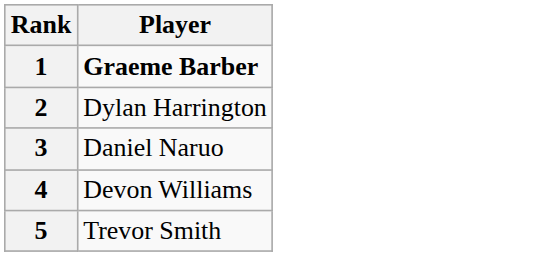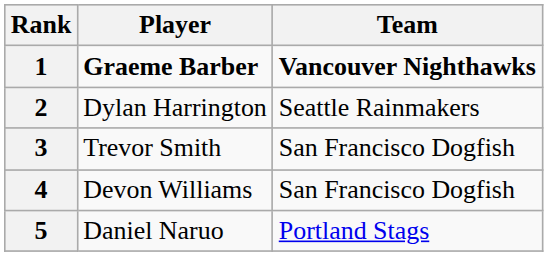+ column: (407, 25)
(153, 148) Daniel Naruo -> (152, 148) Trevor Smith
(152, 230) Trevor Smith -> (153, 230) Daniel Naruo
